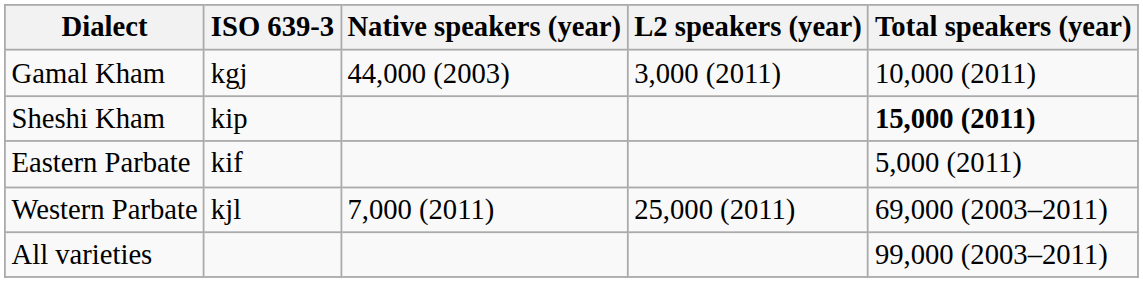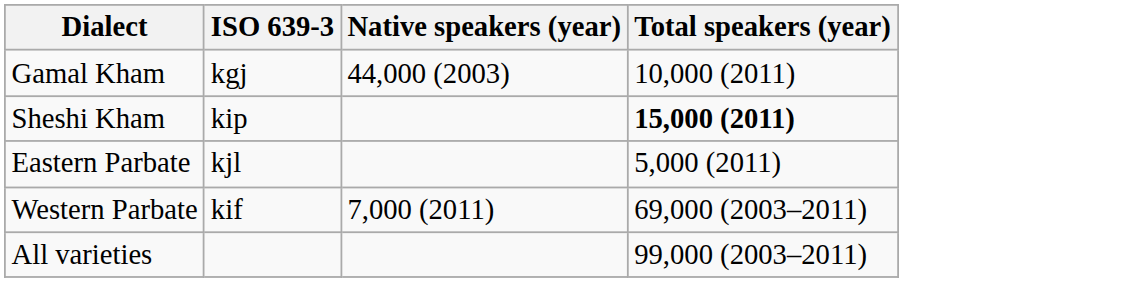- column: (748, 27)
(227, 163) kif -> (226, 163) kjl
(226, 208) kjl -> (227, 208) kif
